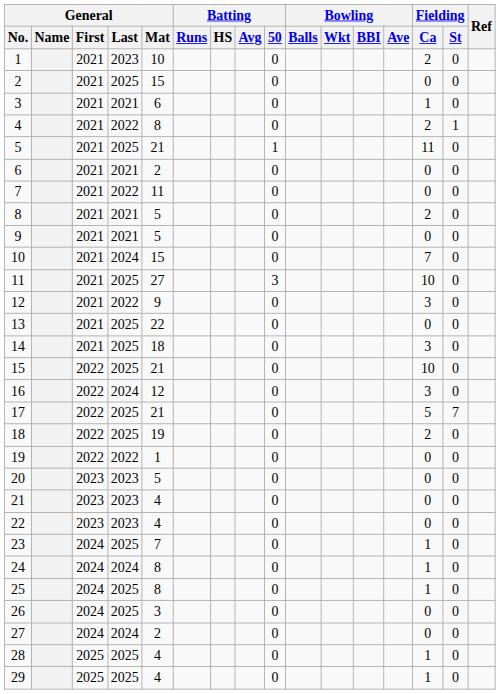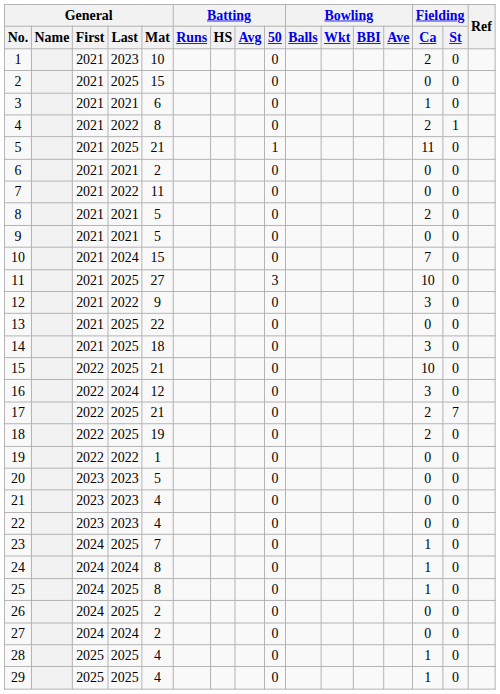(428, 412) 5 -> (428, 412) 2
(157, 611) 3 -> (157, 611) 2
